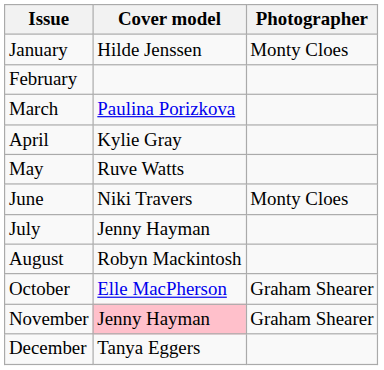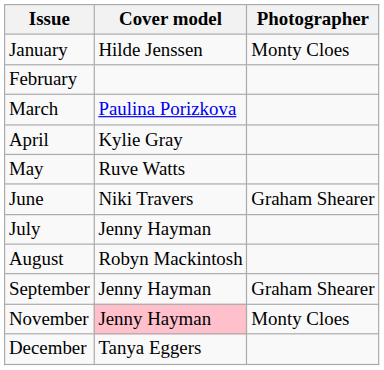(299, 199) Monty Cloes -> (313, 199) Graham Shearer
+ row: (49, 288)
- row: (39, 288)
(312, 318) Graham Shearer -> (300, 318) Monty Cloes
